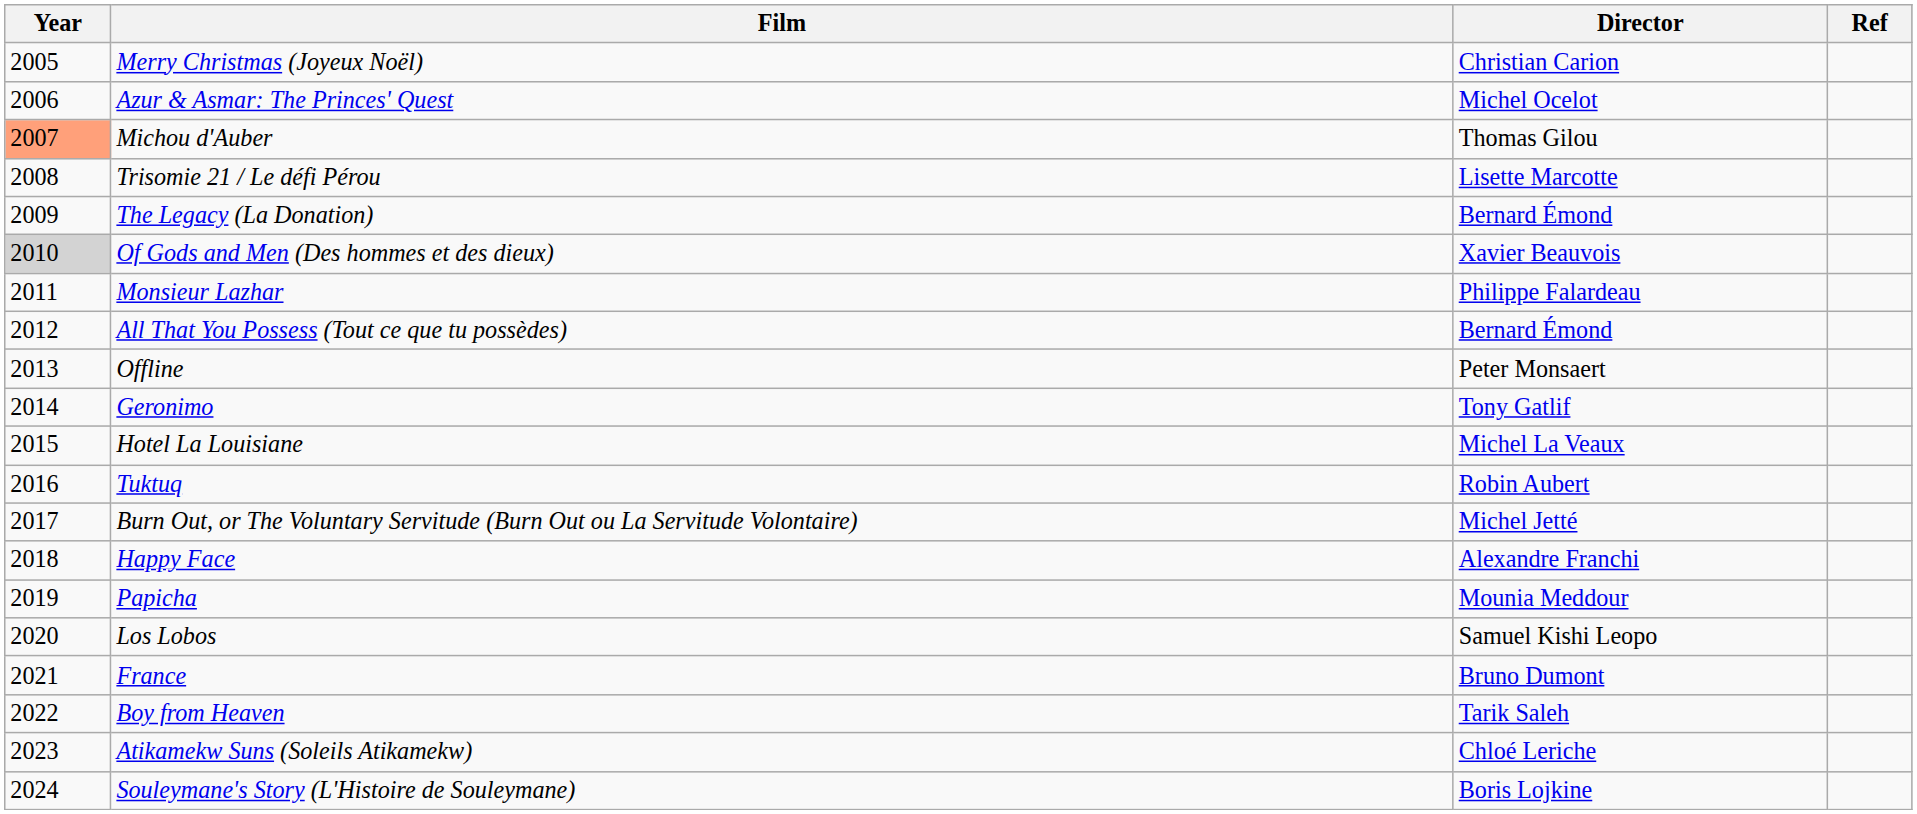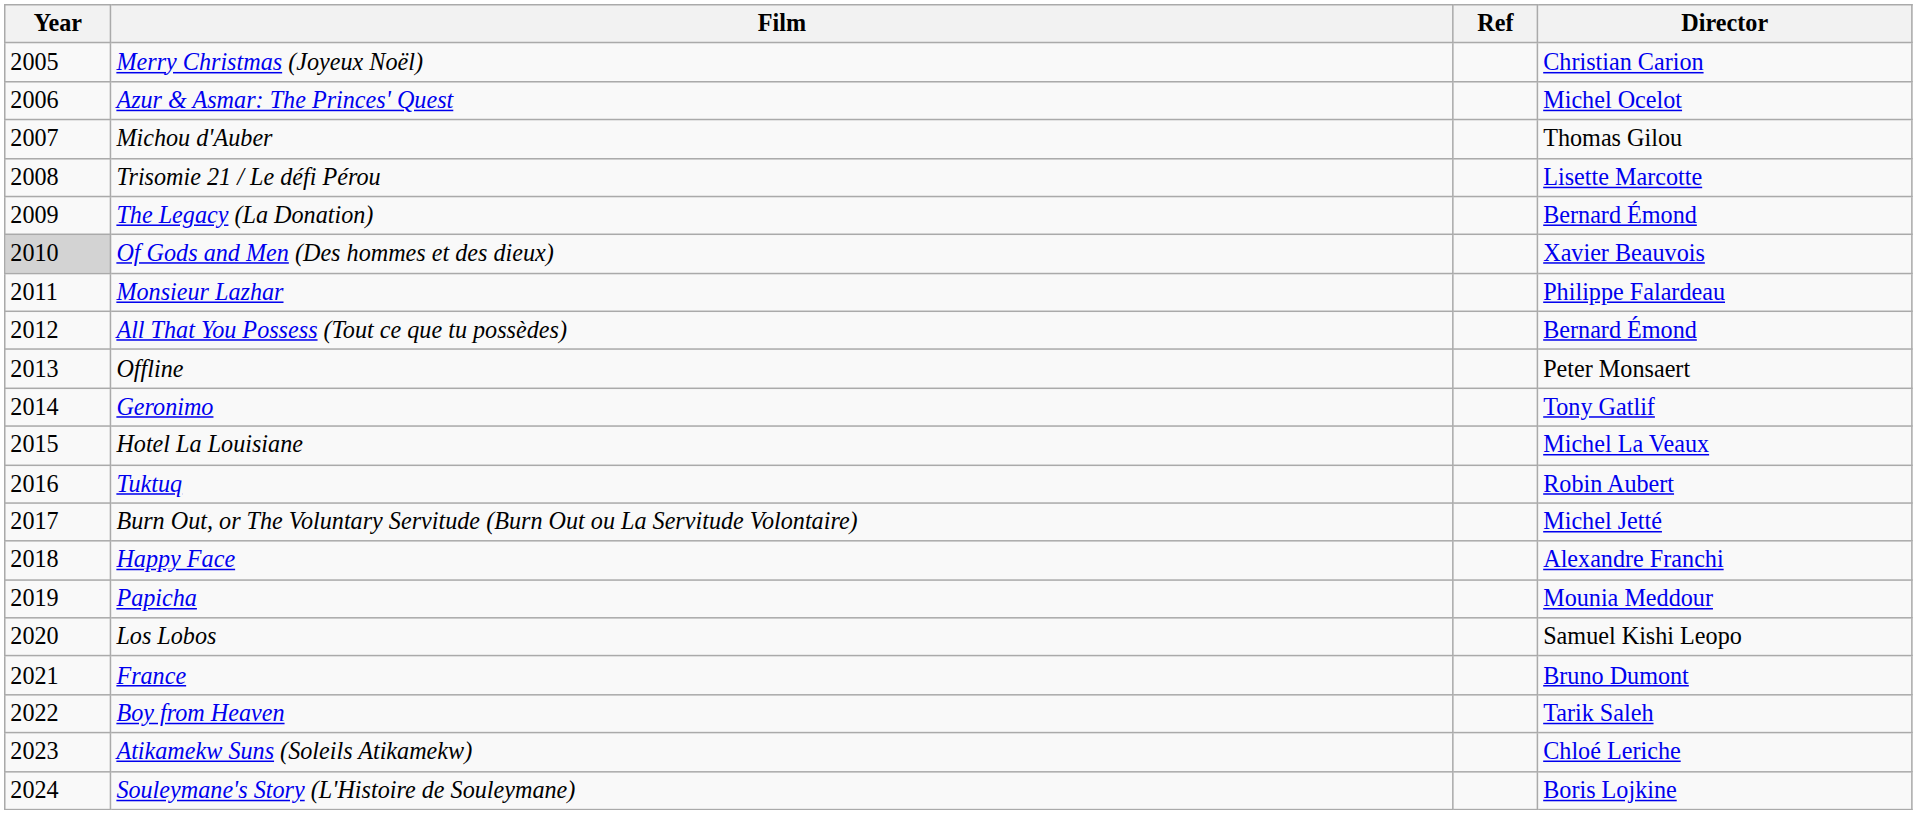columns swapped: (1640, 23) <-> (1870, 23)
(34, 138) lightsalmon background -> (34, 138) no background
